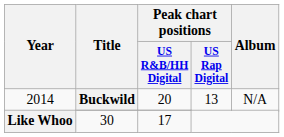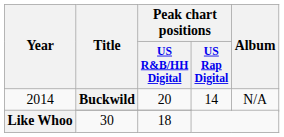(211, 99) 13 -> (211, 99) 14
(165, 121) 17 -> (165, 121) 18
